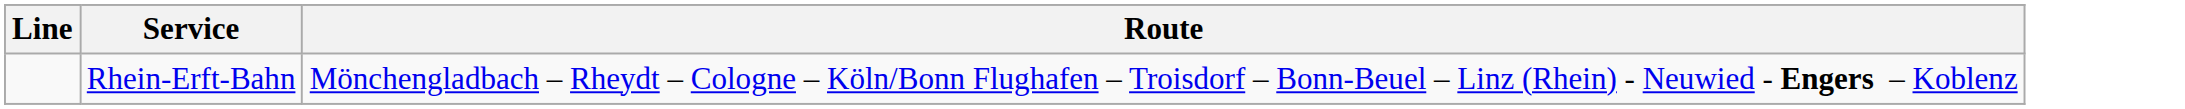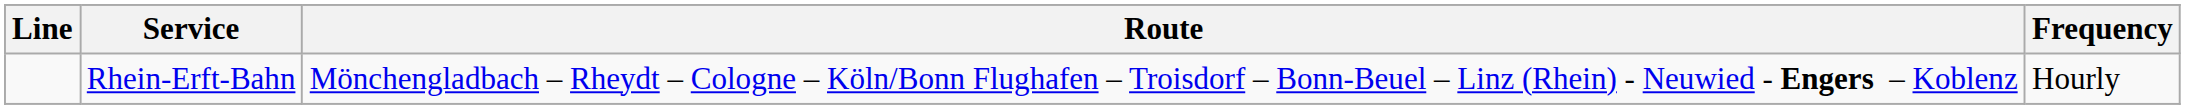+ column: (2102, 29)
